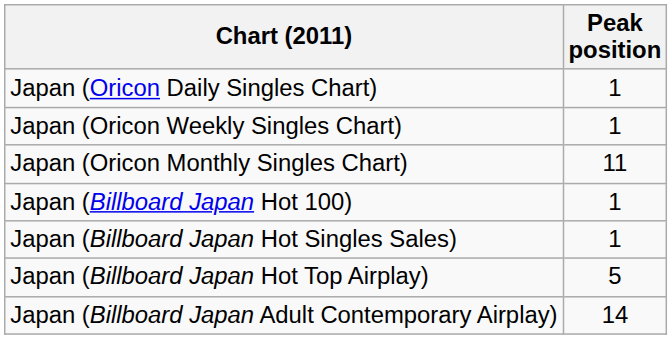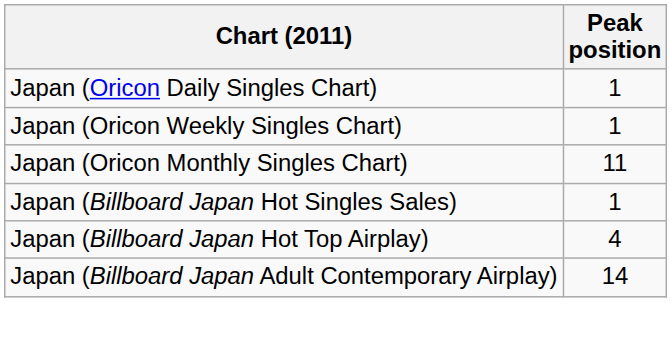- row: (181, 201)
(615, 277) 5 -> (615, 239) 4
